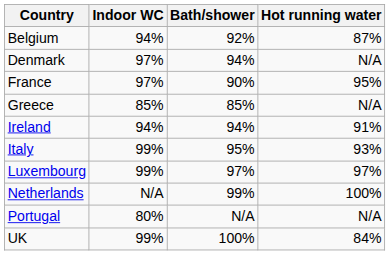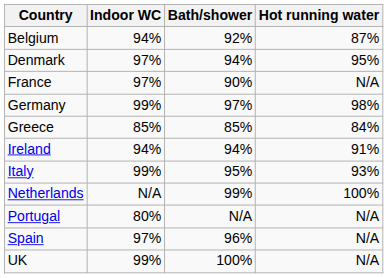(370, 60) N/A -> (365, 60) 95%
(367, 82) 95% -> (367, 82) N/A
+ row: (37, 104)
(370, 104) N/A -> (365, 127) 84%
- row: (47, 171)
+ row: (26, 238)
(367, 238) 84% -> (367, 261) N/A
